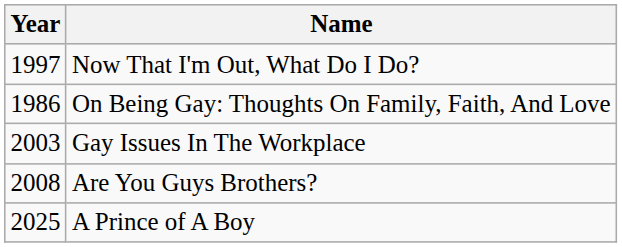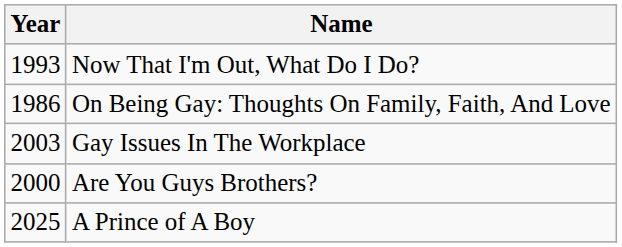(35, 63) 1997 -> (35, 63) 1993
(35, 182) 2008 -> (35, 182) 2000
